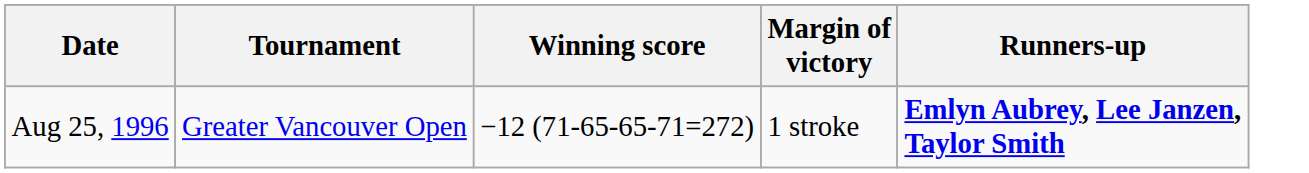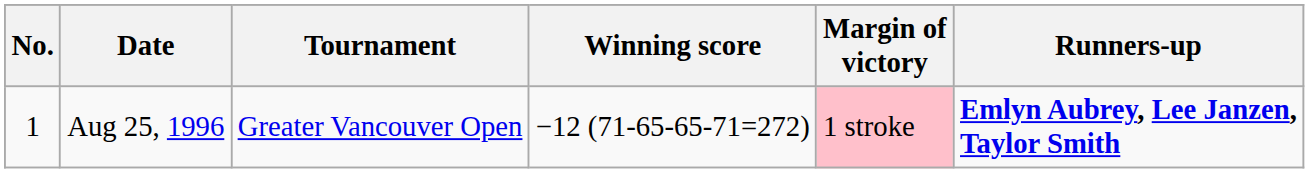+ column: (33, 45)
(813, 126) no background -> (869, 126) pink background
